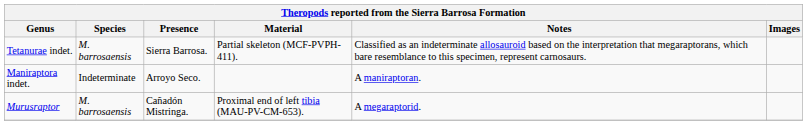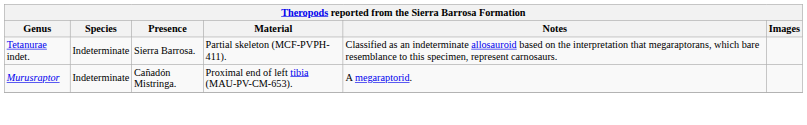(105, 50) M. barrosaensis -> (101, 50) Indeterminate
- row: (32, 78)
(105, 106) M. barrosaensis -> (101, 78) Indeterminate
